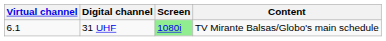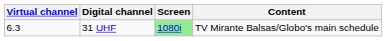(13, 28) 6.1 -> (13, 28) 6.3
